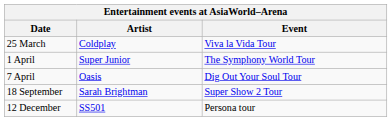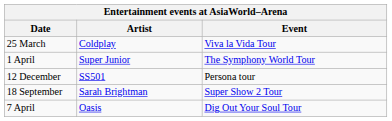rows swapped: (21, 76) <-> (34, 108)
